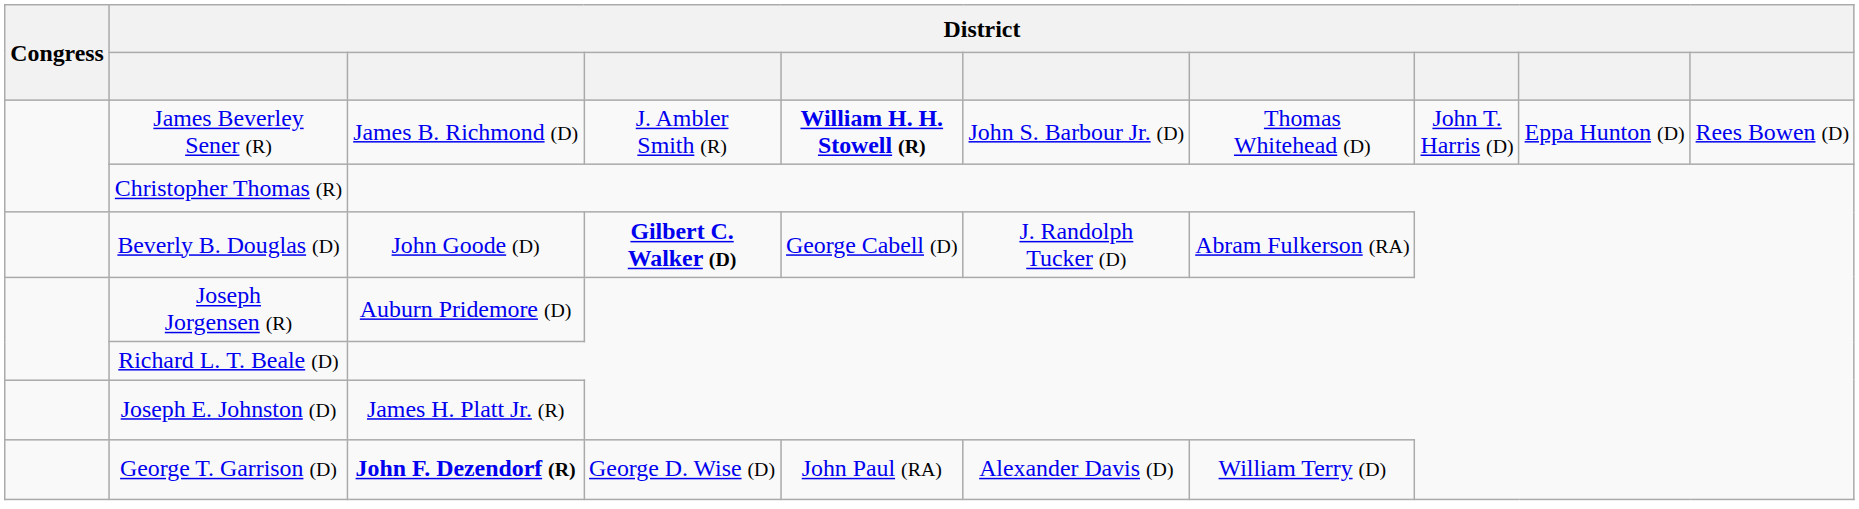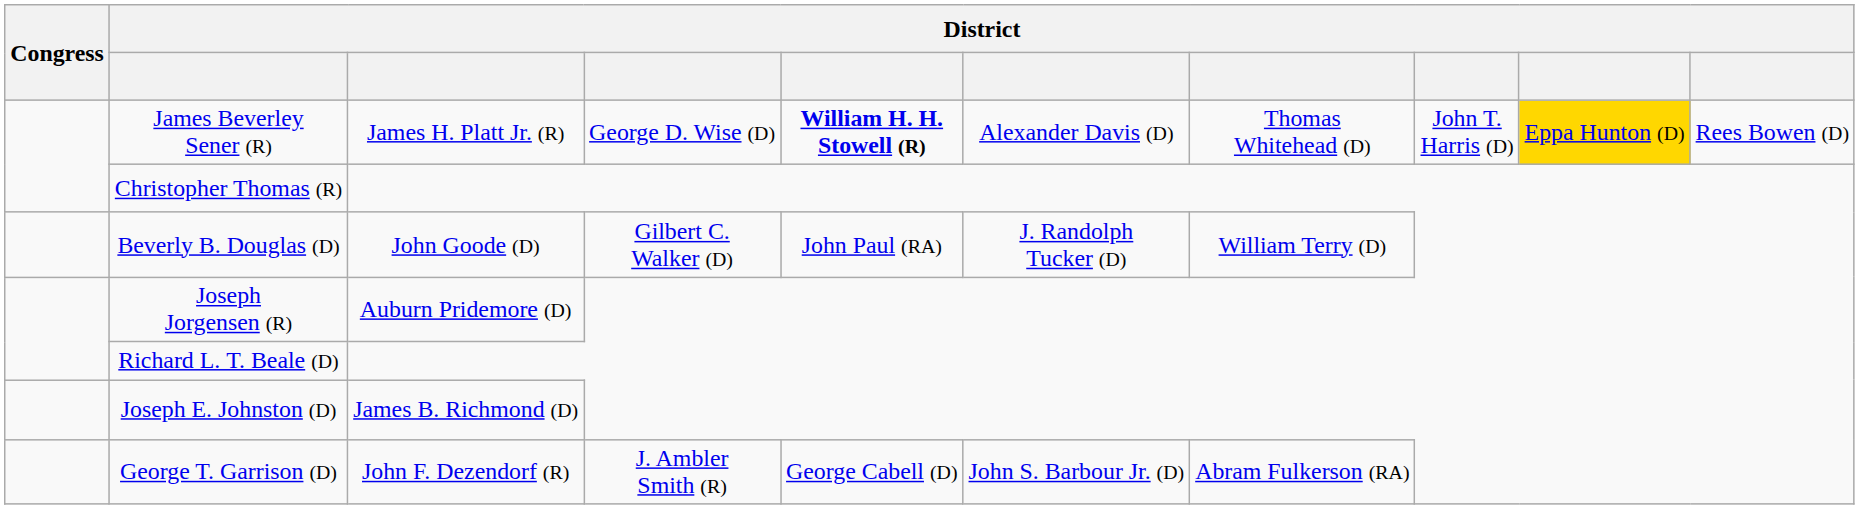(466, 132) James B. Richmond (D) -> (466, 132) James H. Platt Jr. (R)
(682, 132) J. Ambler Smith (R) -> (682, 132) George D. Wise (D)
(1076, 132) John S. Barbour Jr. (D) -> (1076, 132) Alexander Davis (D)
(1605, 132) no background -> (1605, 132) gold background
(682, 244) bold -> (682, 244) normal
(872, 244) George Cabell (D) -> (872, 244) John Paul (RA)
(1302, 244) Abram Fulkerson (RA) -> (1302, 244) William Terry (D)
(466, 409) James H. Platt Jr. (R) -> (466, 409) James B. Richmond (D)
(466, 468) bold -> (466, 471) normal
(682, 468) George D. Wise (D) -> (682, 471) J. Ambler Smith (R)
(872, 468) John Paul (RA) -> (872, 471) George Cabell (D)
(1076, 468) Alexander Davis (D) -> (1076, 471) John S. Barbour Jr. (D)
(1302, 468) William Terry (D) -> (1302, 471) Abram Fulkerson (RA)
